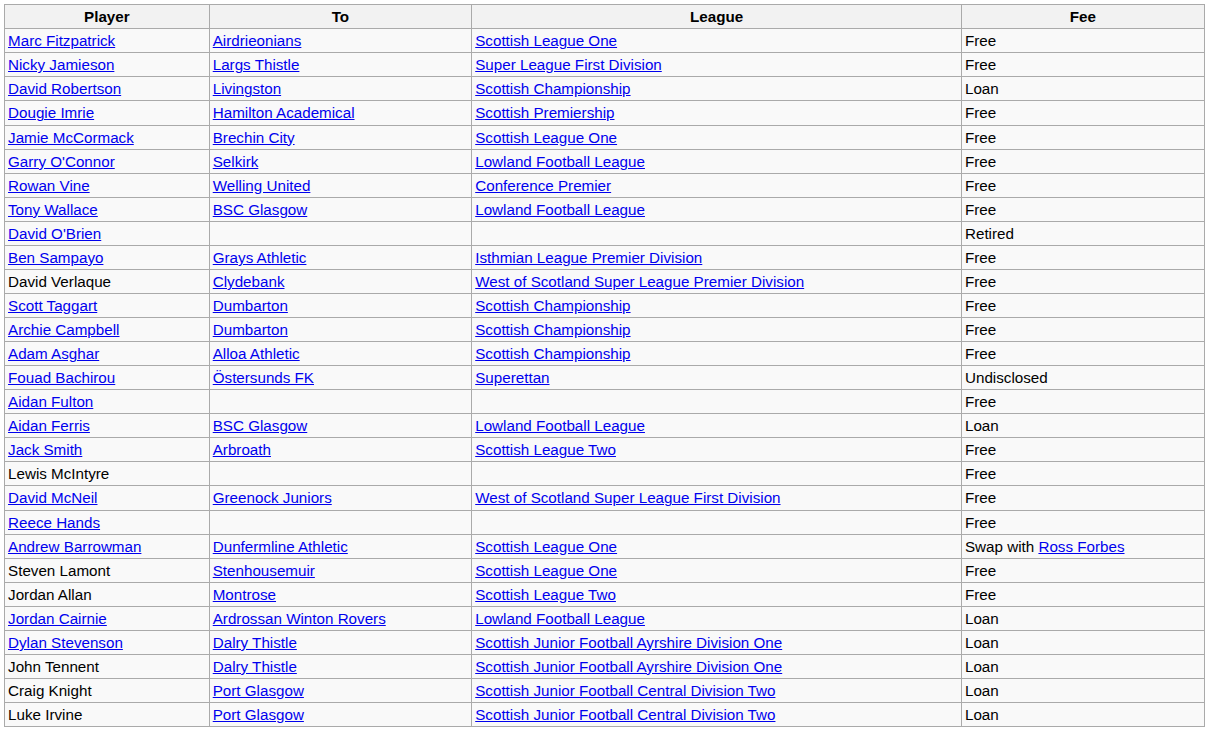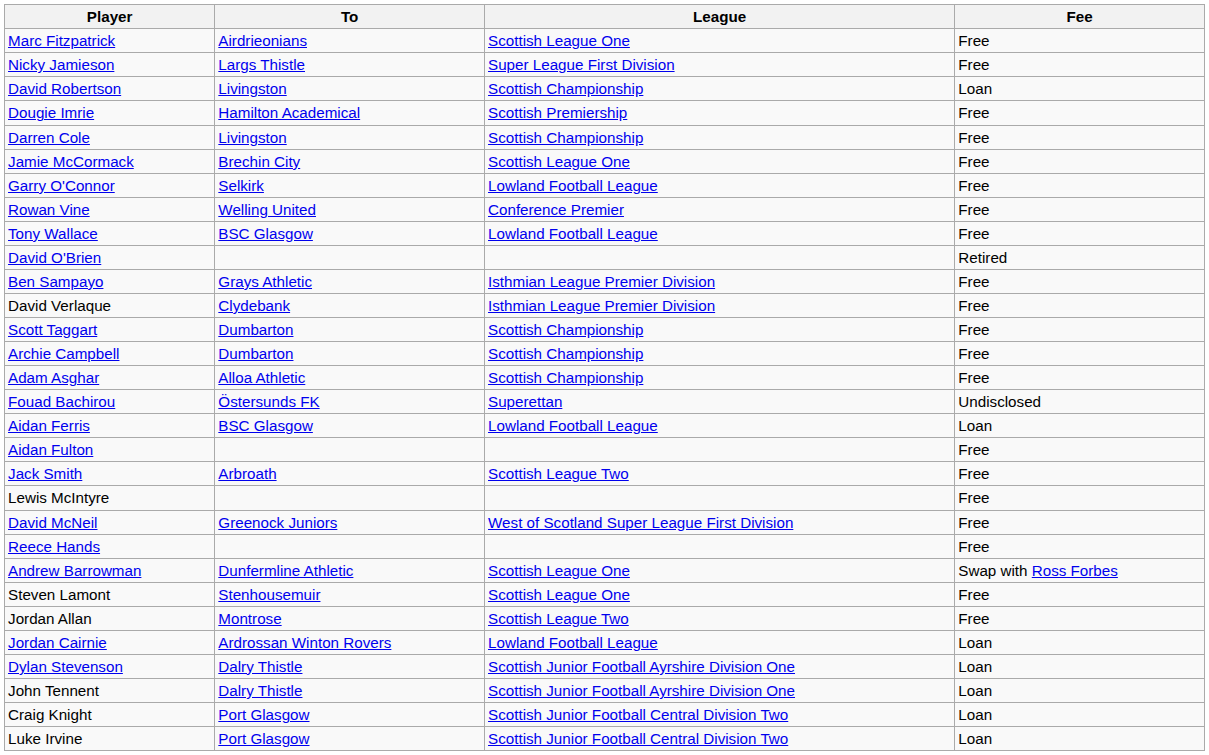+ row: (49, 137)
(640, 281) West of Scotland Super League Premier Division -> (602, 305) Isthmian League Premier Division
rows swapped: (51, 402) <-> (49, 426)
